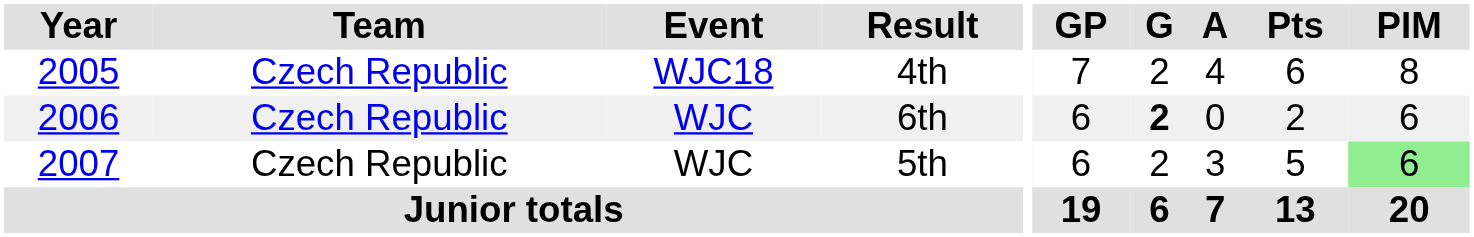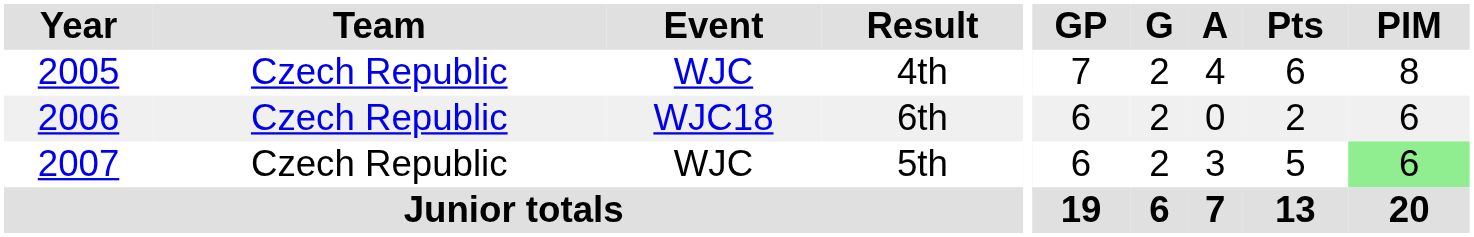(713, 72) WJC18 -> (713, 72) WJC
(713, 117) WJC -> (713, 117) WJC18
(1160, 117) bold -> (1160, 117) normal
